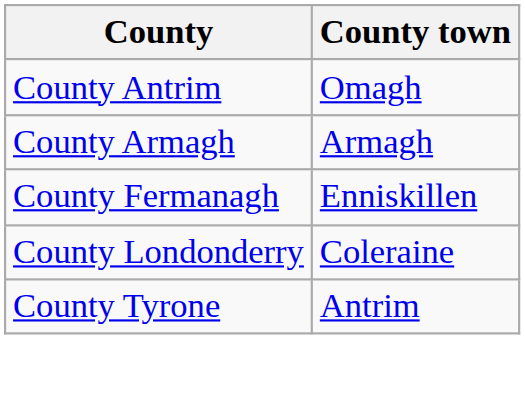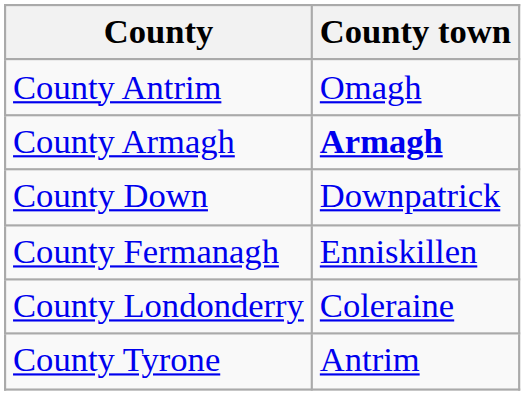(376, 141) normal -> (381, 141) bold
+ row: (110, 196)
